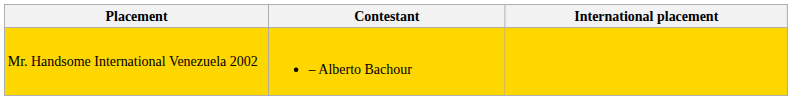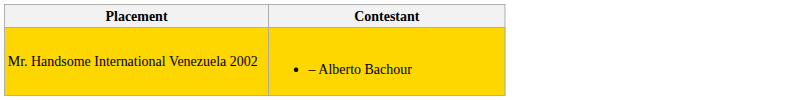- column: (646, 16)
